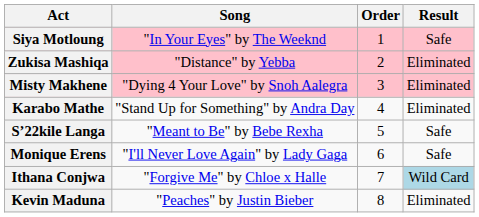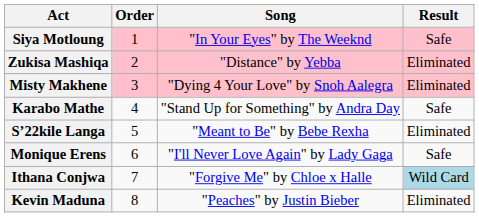columns swapped: (381, 16) <-> (235, 16)
(439, 108) Eliminated -> (439, 108) Safe
(439, 131) Safe -> (439, 131) Eliminated
